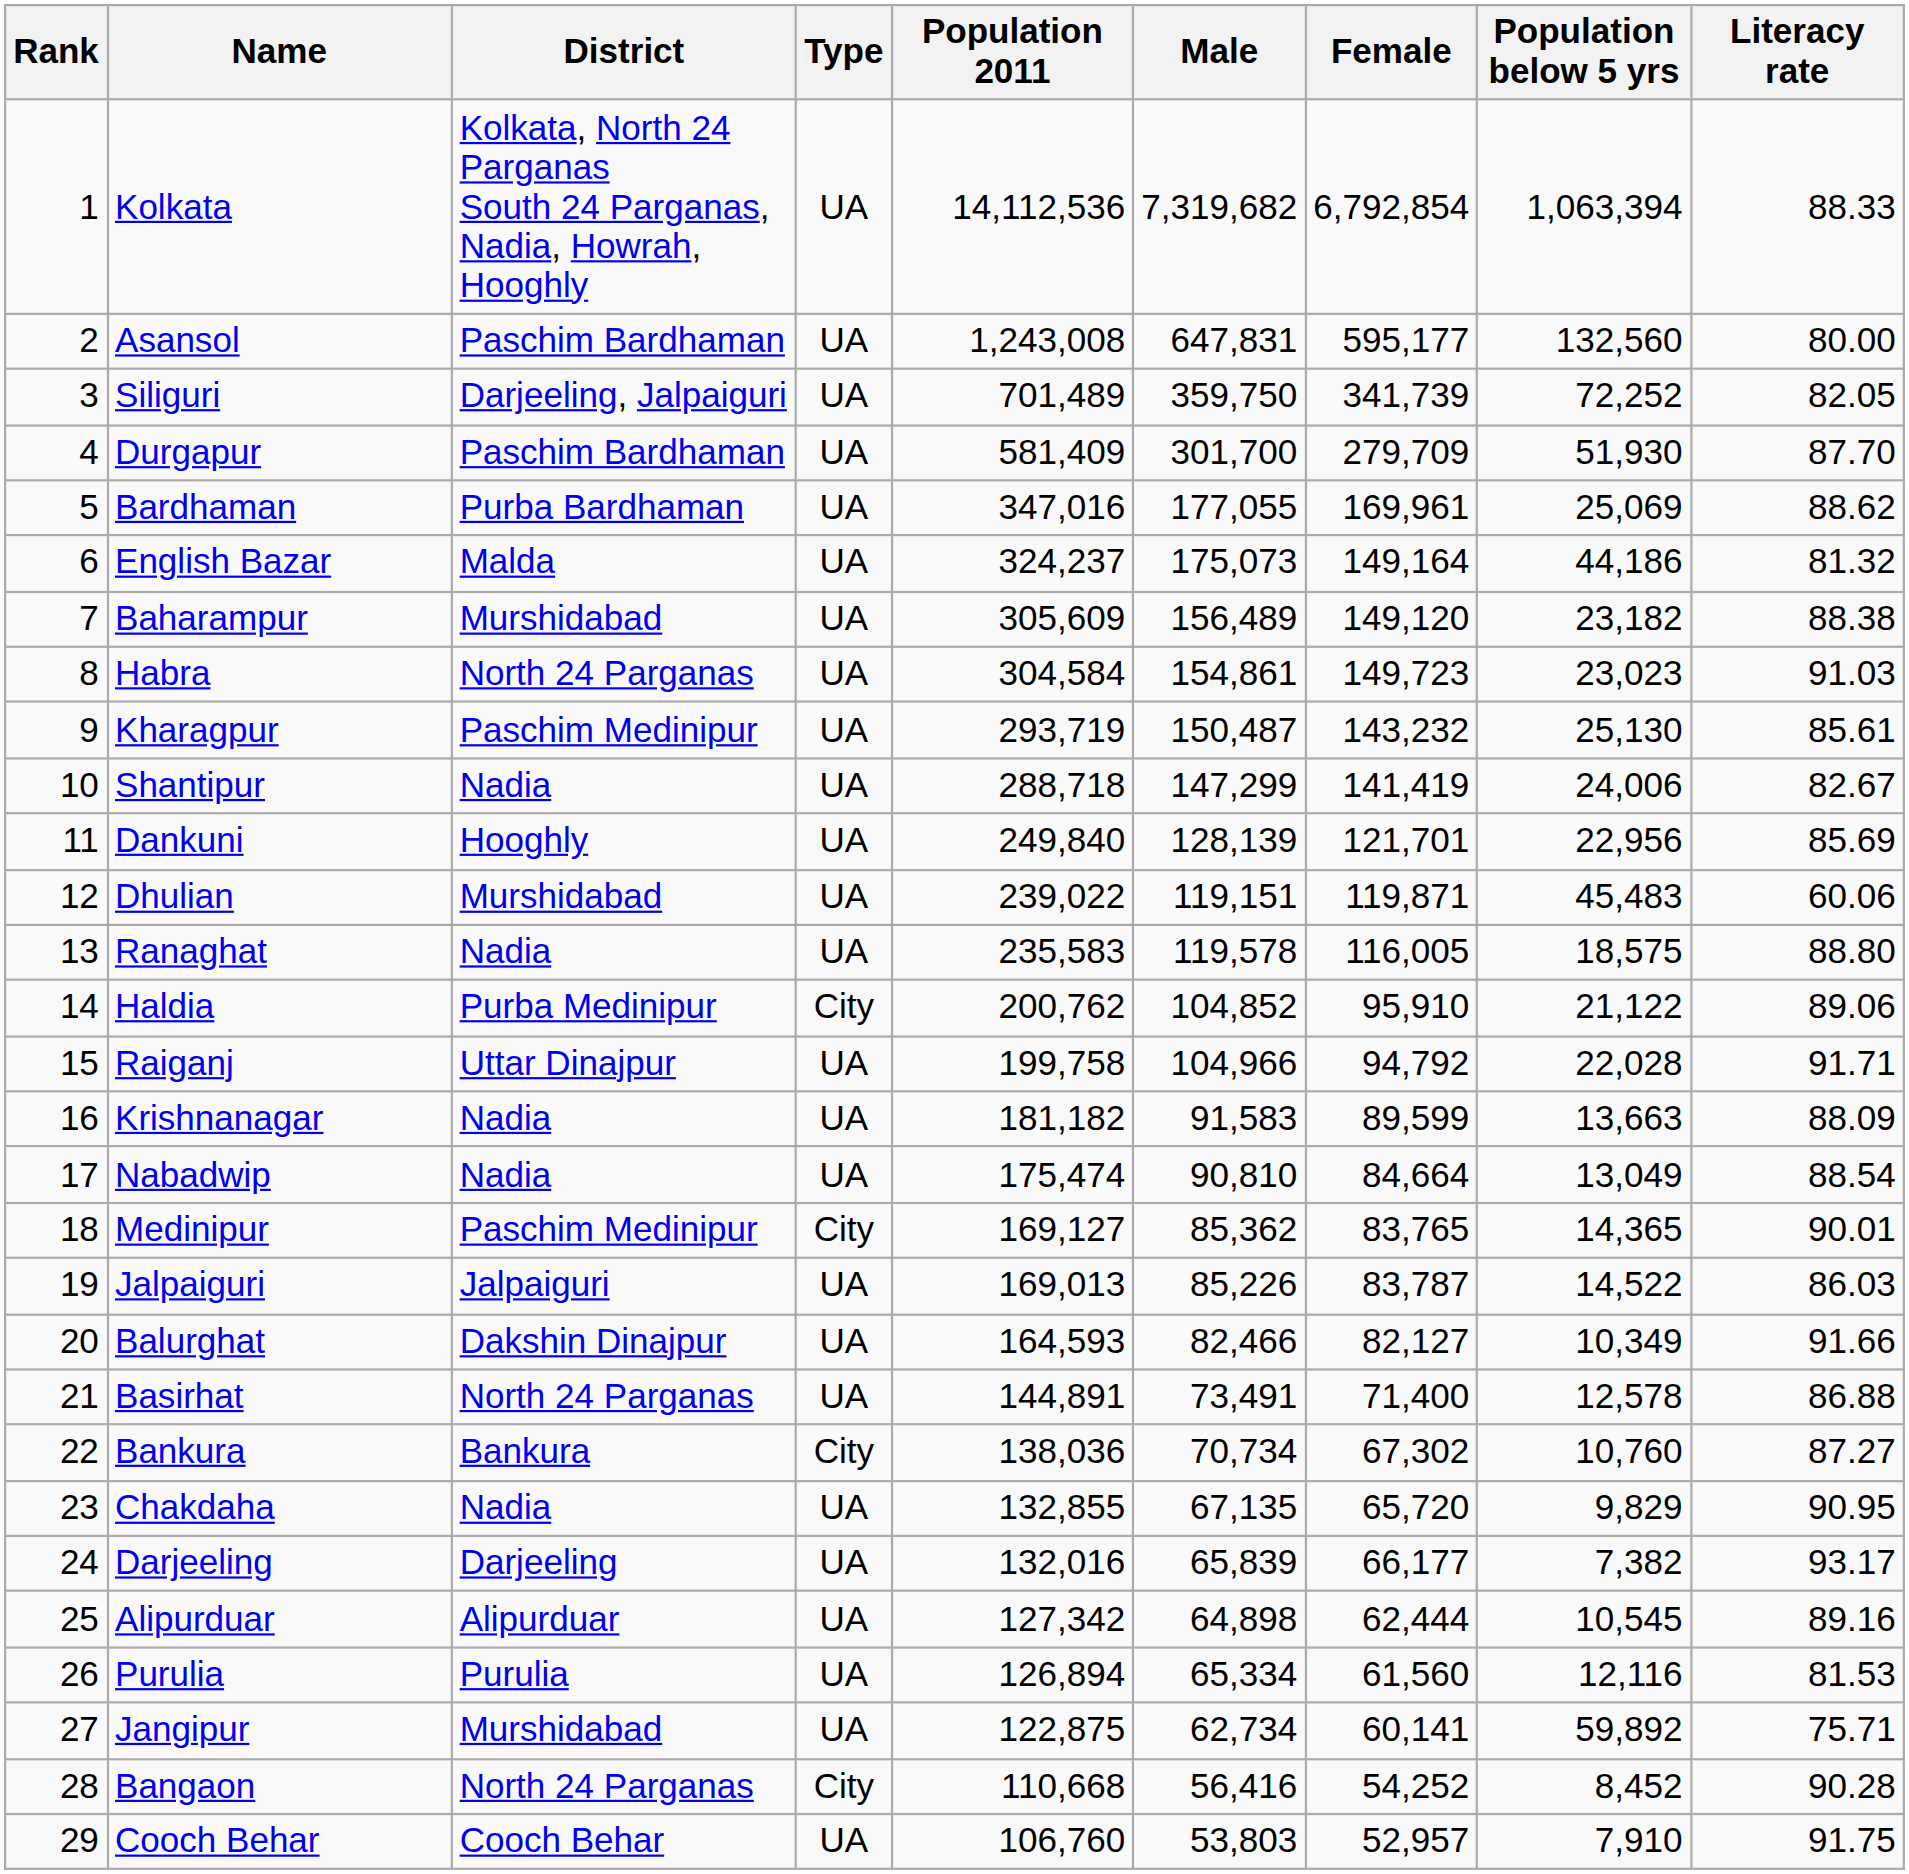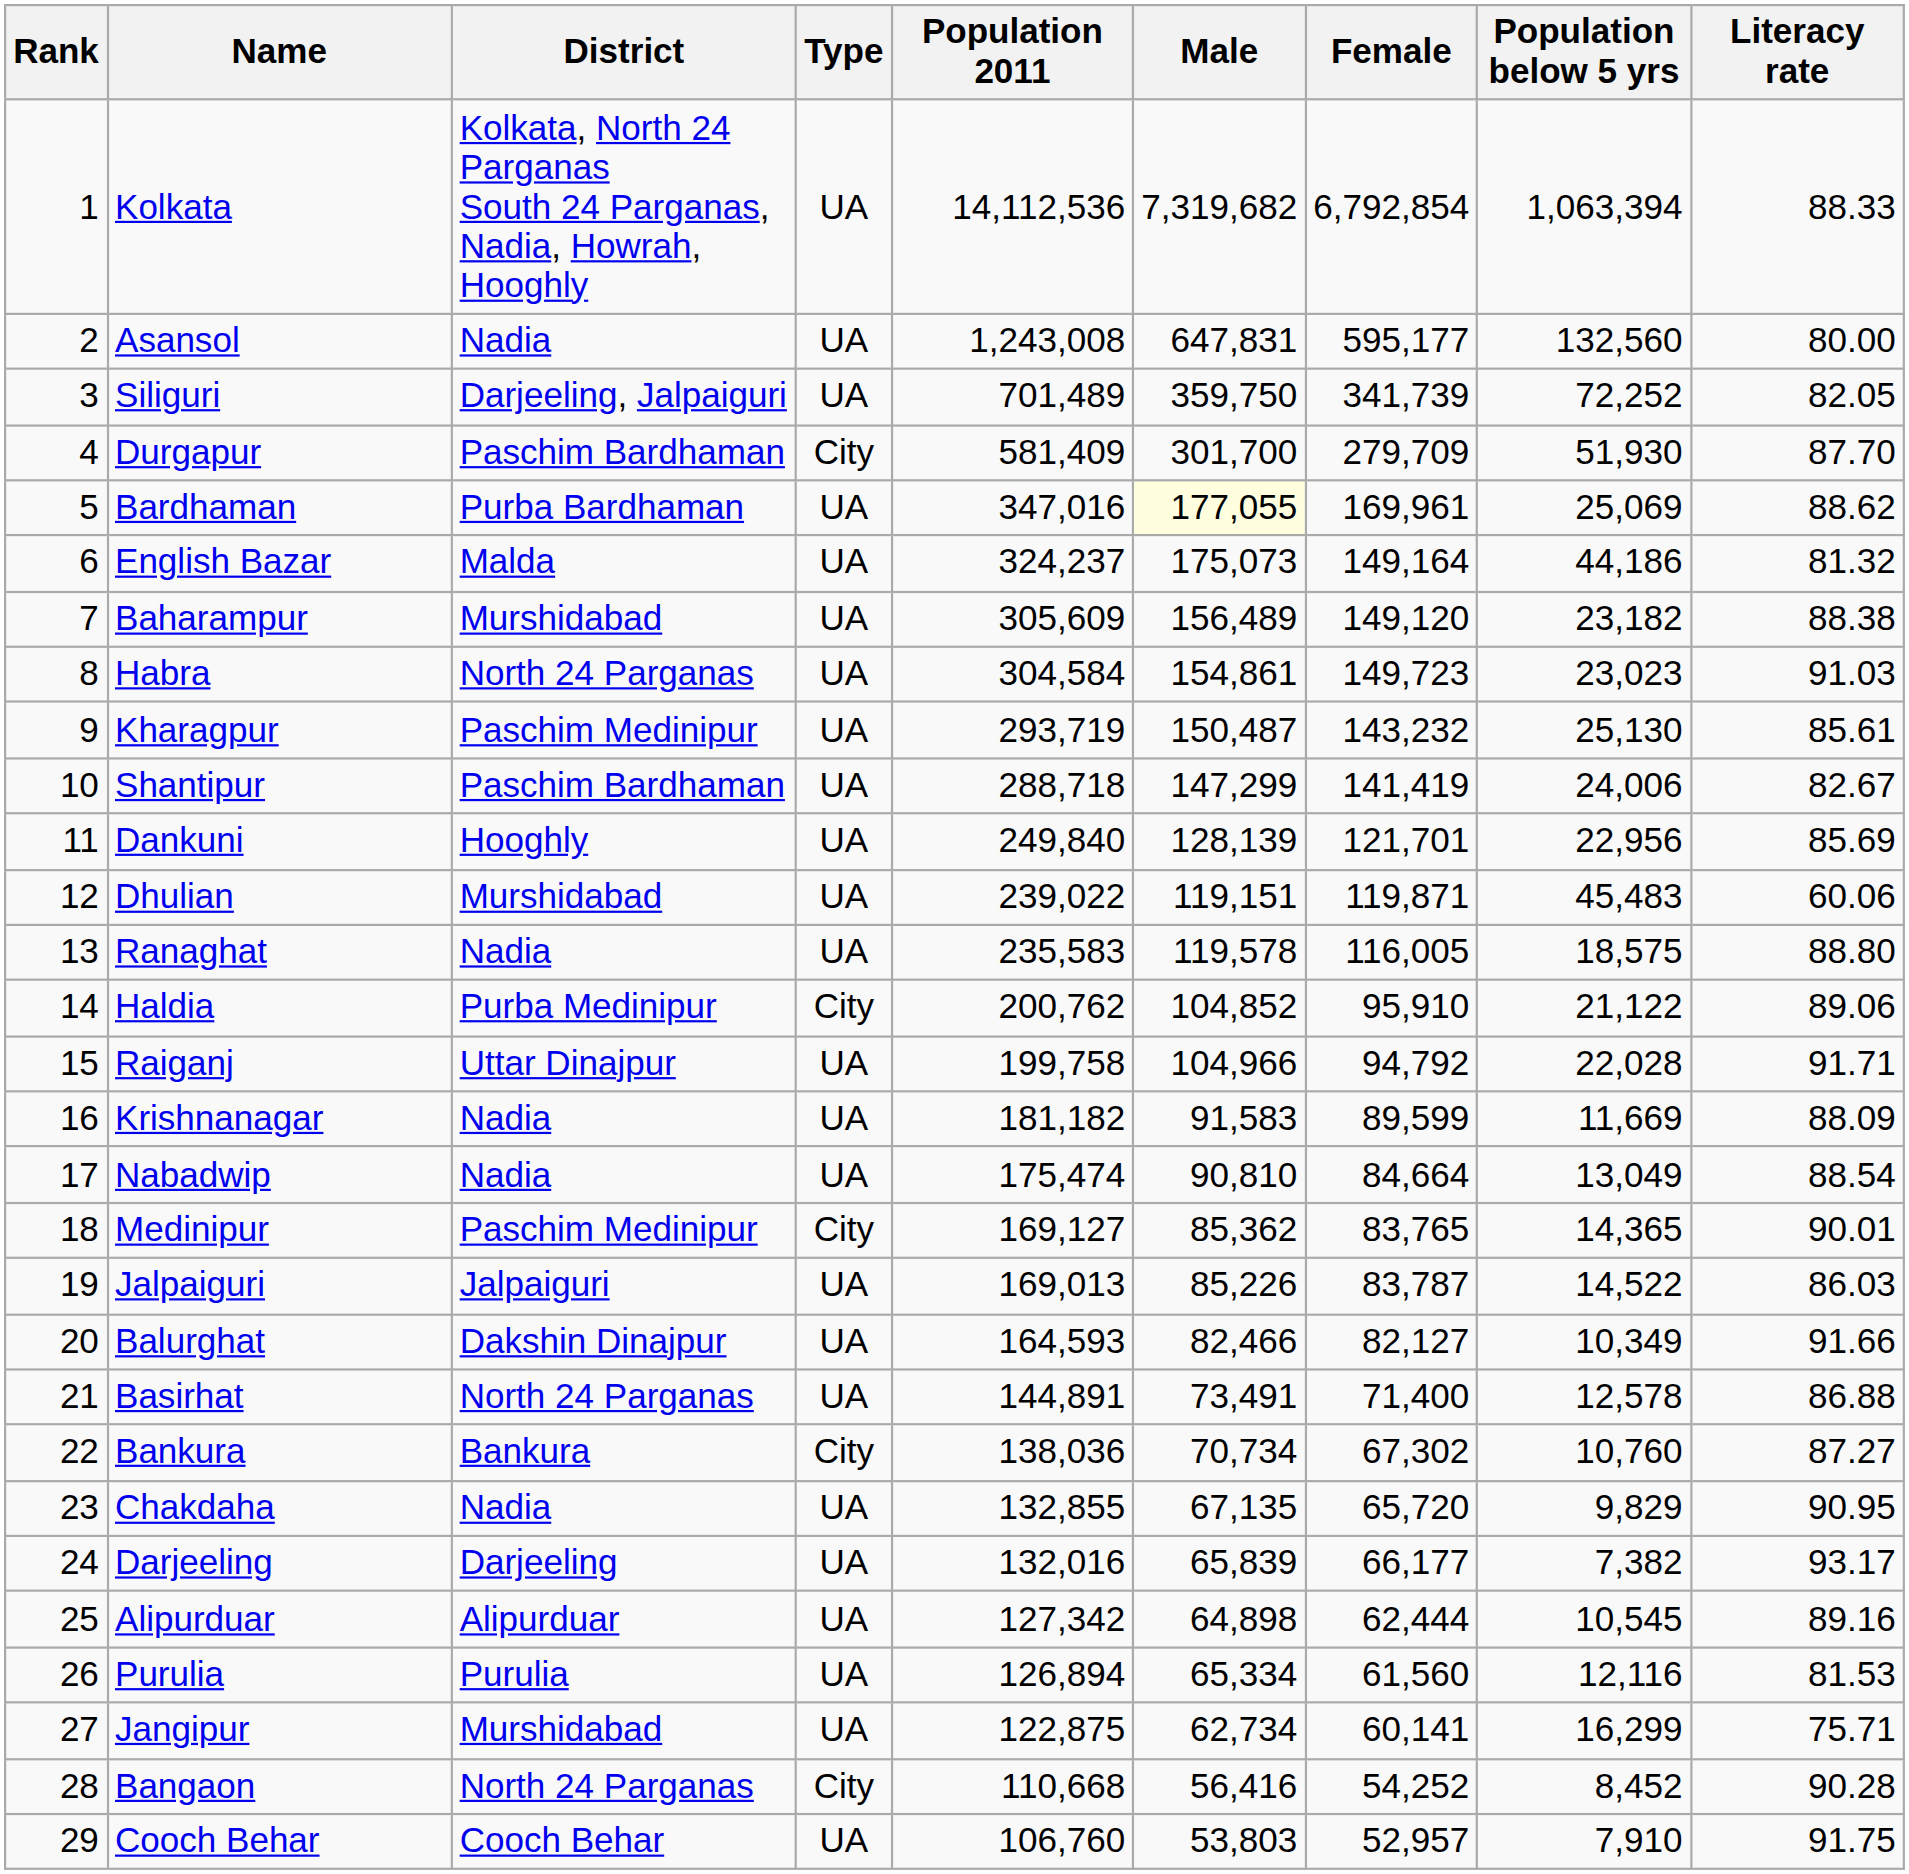(622, 340) Paschim Bardhaman -> (505, 340) Nadia
(844, 451) UA -> (844, 451) City
(1234, 507) no background -> (1234, 507) lightyellow background
(505, 785) Nadia -> (622, 785) Paschim Bardhaman
(1629, 1118) 13,663 -> (1630, 1118) 11,669
(1629, 1729) 59,892 -> (1629, 1729) 16,299
